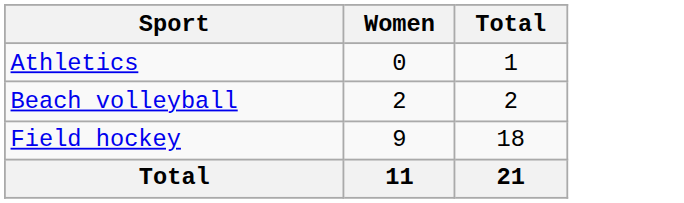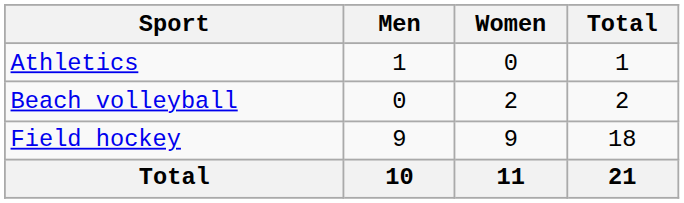+ column: (399, 24)
